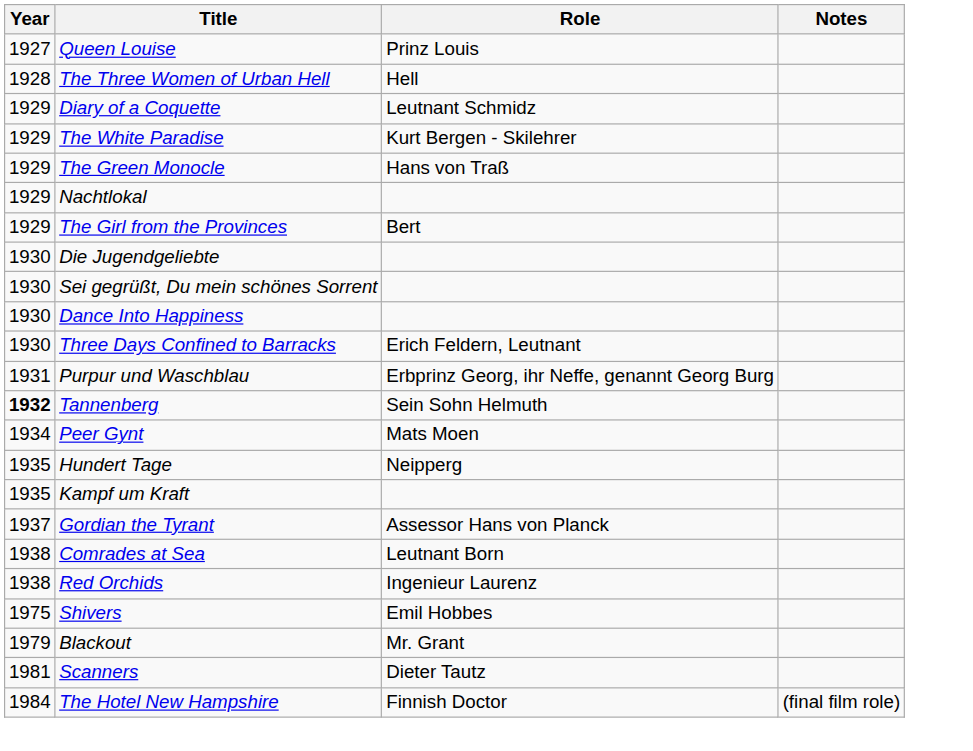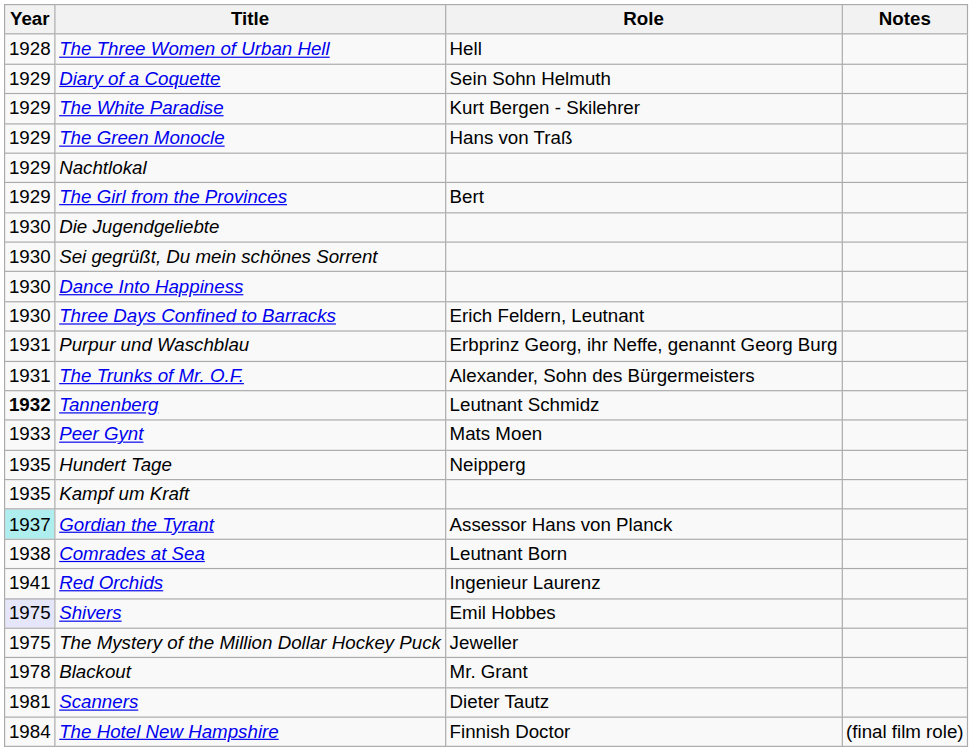- row: (117, 49)
(461, 108) Leutnant Schmidz -> (530, 78) Sein Sohn Helmuth
+ row: (152, 375)
(467, 405) Sein Sohn Helmuth -> (525, 405) Leutnant Schmidz
(30, 434) 1934 -> (30, 434) 1933
(30, 524) no background -> (30, 524) paleturquoise background
(30, 583) 1938 -> (30, 583) 1941
(30, 613) no background -> (30, 613) lavender background
+ row: (250, 642)
(30, 642) 1979 -> (30, 672) 1978
